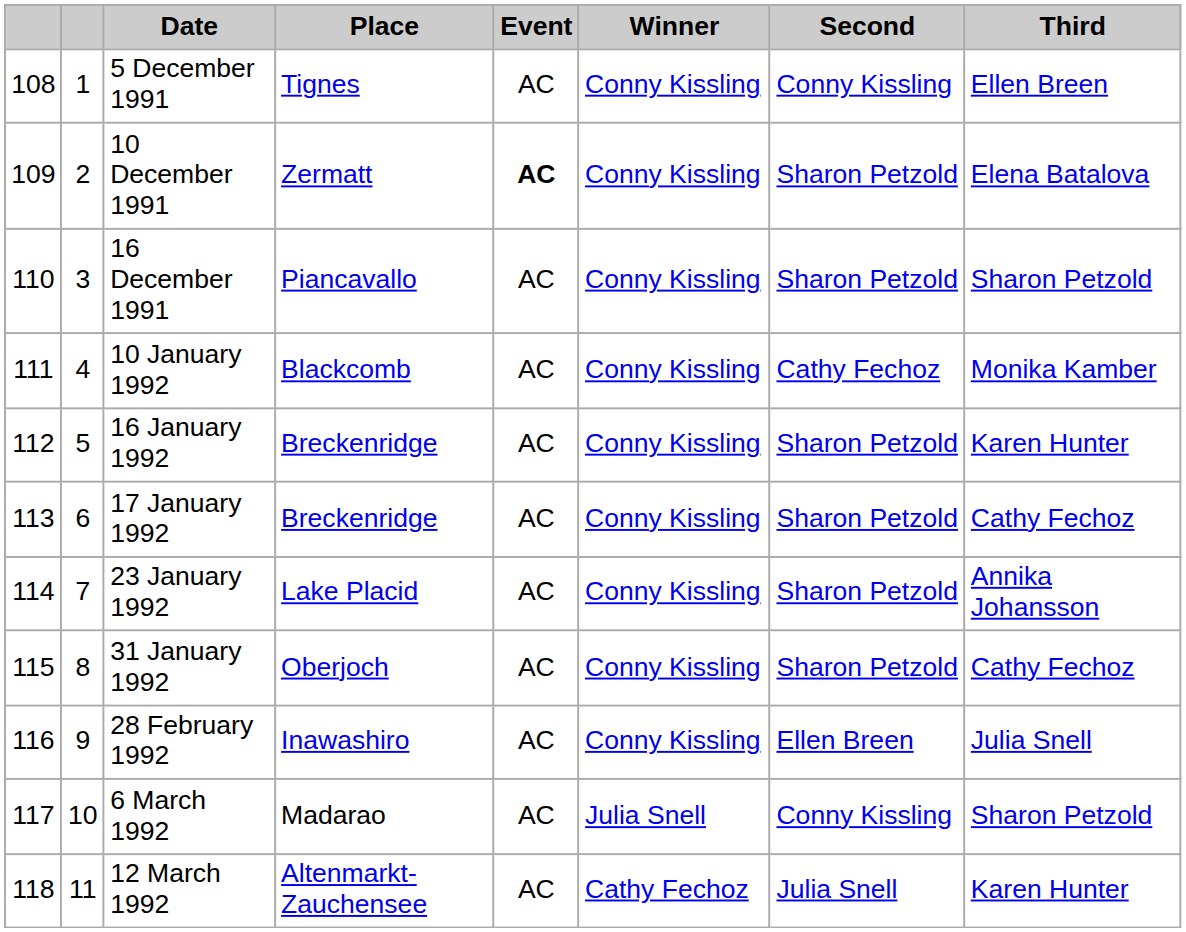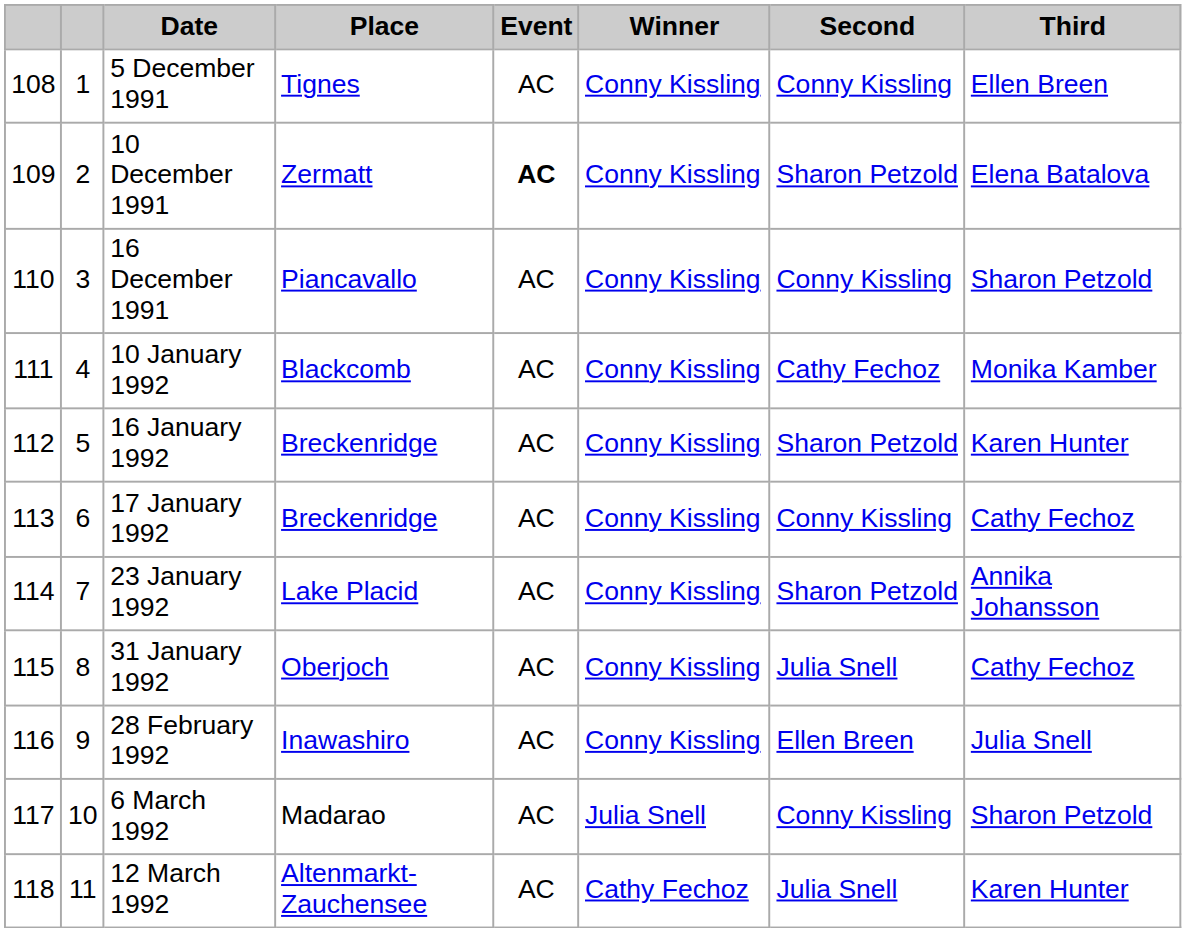(867, 279) Sharon Petzold -> (864, 279) Conny Kissling
(867, 518) Sharon Petzold -> (864, 518) Conny Kissling
(867, 666) Sharon Petzold -> (837, 666) Julia Snell
